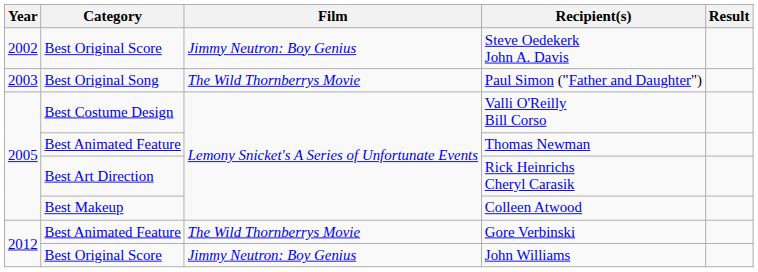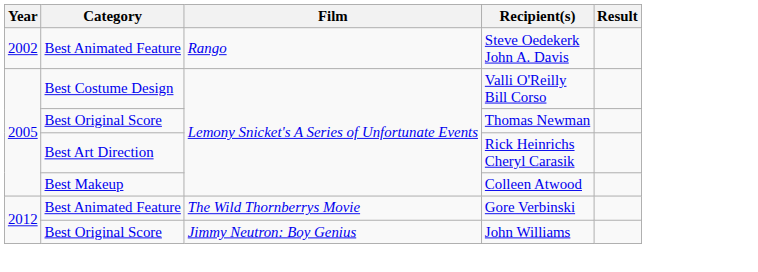(103, 48) Best Original Score -> (113, 48) Best Animated Feature
(272, 48) Jimmy Neutron: Boy Genius -> (207, 48) Rango
- row: (593, 80)
(113, 144) Best Animated Feature -> (103, 120) Best Original Score
